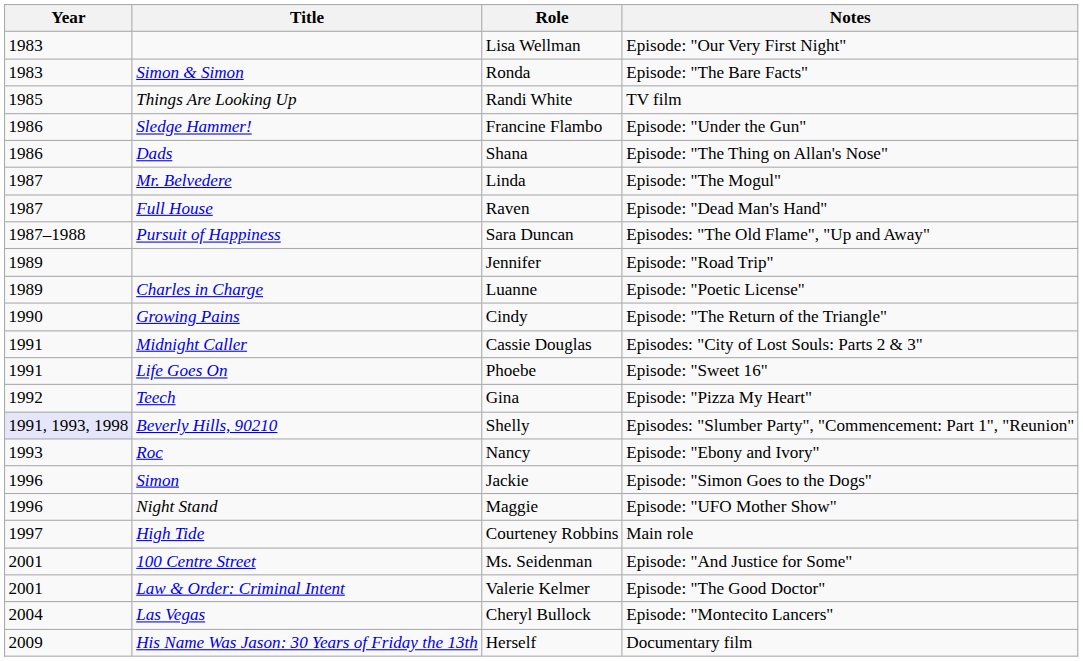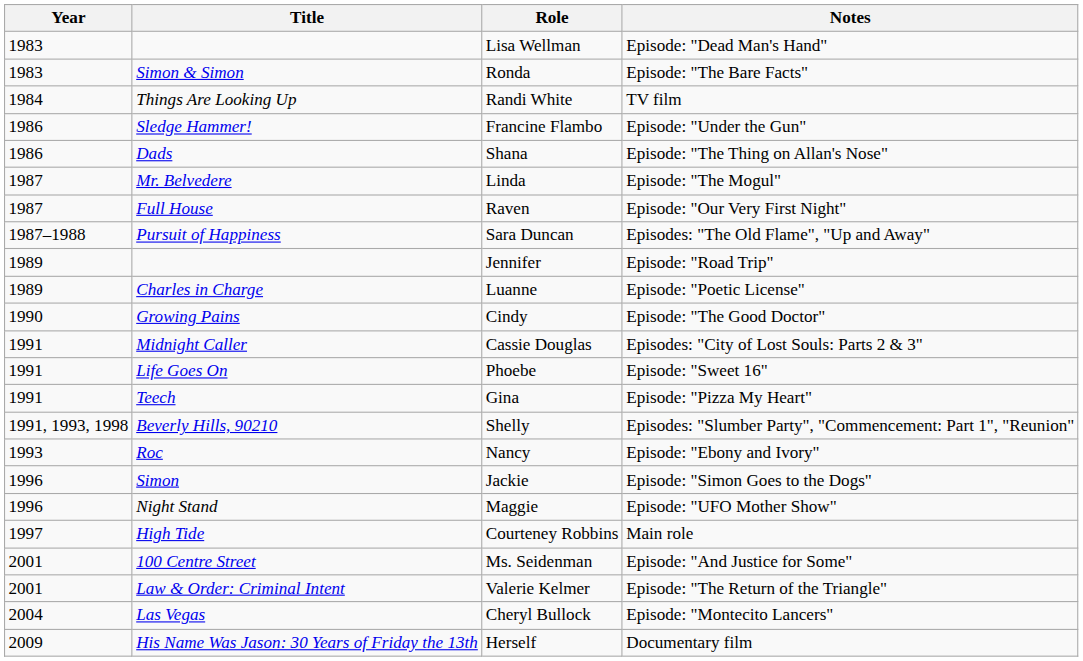(736, 45) Episode: "Our Very First Night" -> (727, 45) Episode: "Dead Man's Hand"
(26, 99) 1985 -> (26, 99) 1984
(727, 208) Episode: "Dead Man's Hand" -> (736, 208) Episode: "Our Very First Night"
(757, 316) Episode: "The Return of the Triangle" -> (726, 316) Episode: "The Good Doctor"
(26, 398) 1992 -> (26, 398) 1991
(68, 425) lavender background -> (68, 425) no background
(726, 588) Episode: "The Good Doctor" -> (757, 588) Episode: "The Return of the Triangle"
